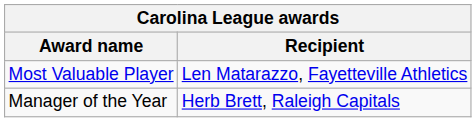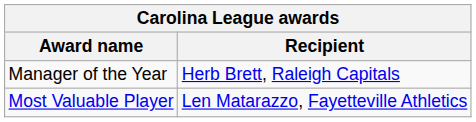rows swapped: (91, 74) <-> (88, 102)
